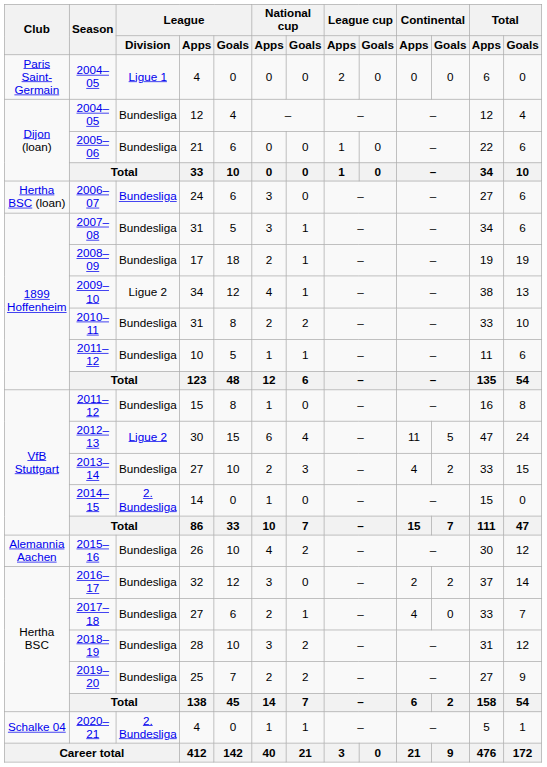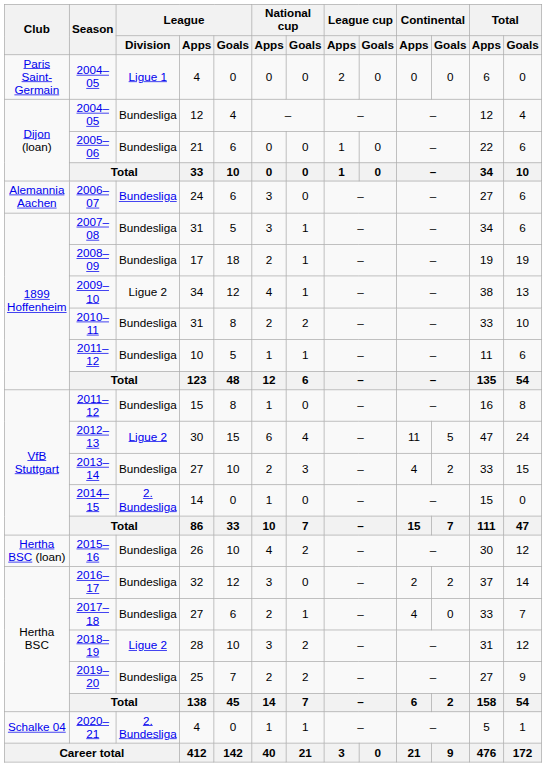(37, 197) Hertha BSC (loan) -> (37, 197) Alemannia Aachen
(37, 550) Alemannia Aachen -> (37, 550) Hertha BSC (loan)
(148, 645) Bundesliga -> (148, 645) Ligue 2
